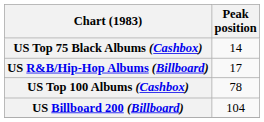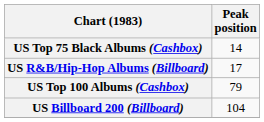(236, 87) 78 -> (236, 87) 79
